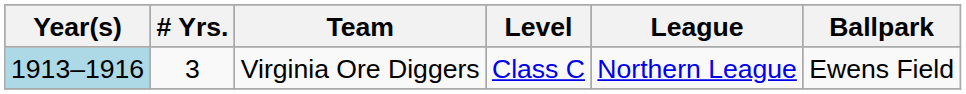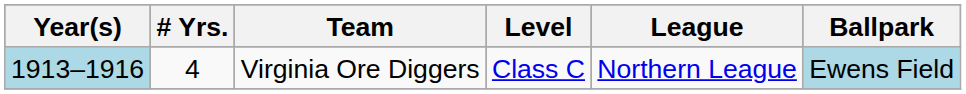(192, 68) 3 -> (192, 68) 4
(882, 68) no background -> (882, 68) lightblue background
